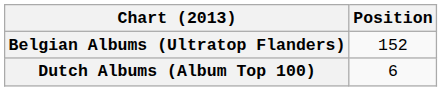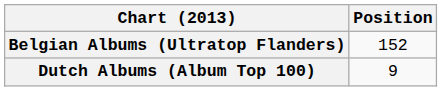(393, 72) 6 -> (393, 72) 9
